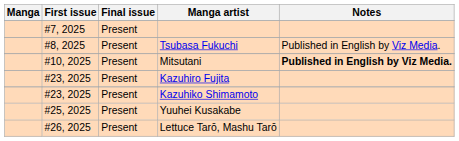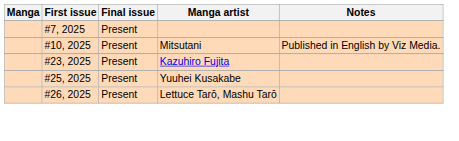- row: (65, 45)
(367, 62) bold -> (361, 45) normal
- row: (68, 95)
